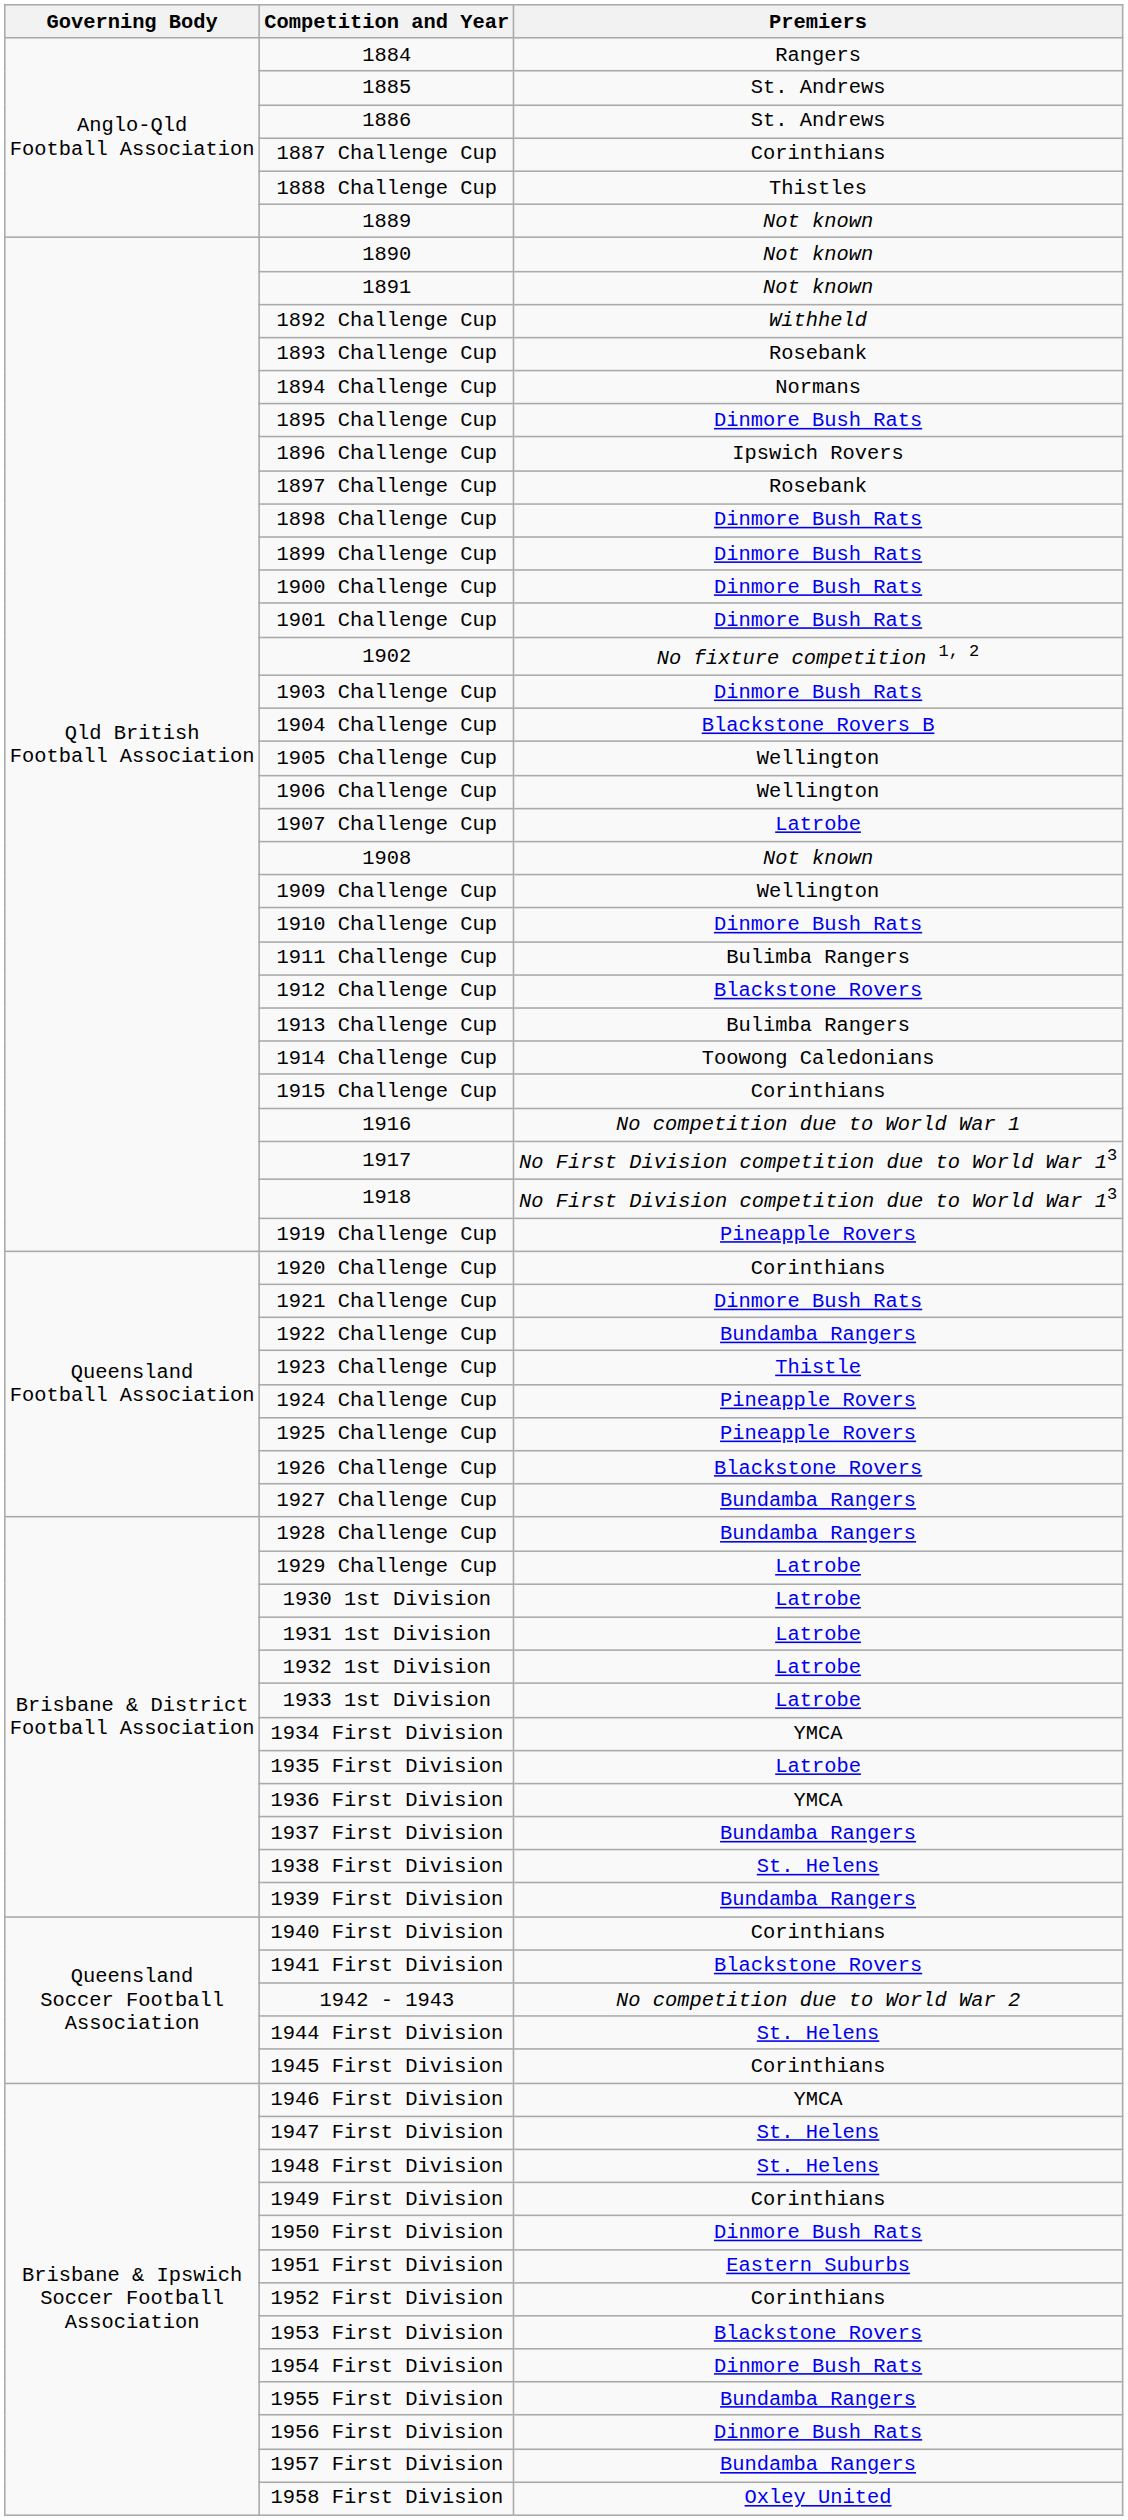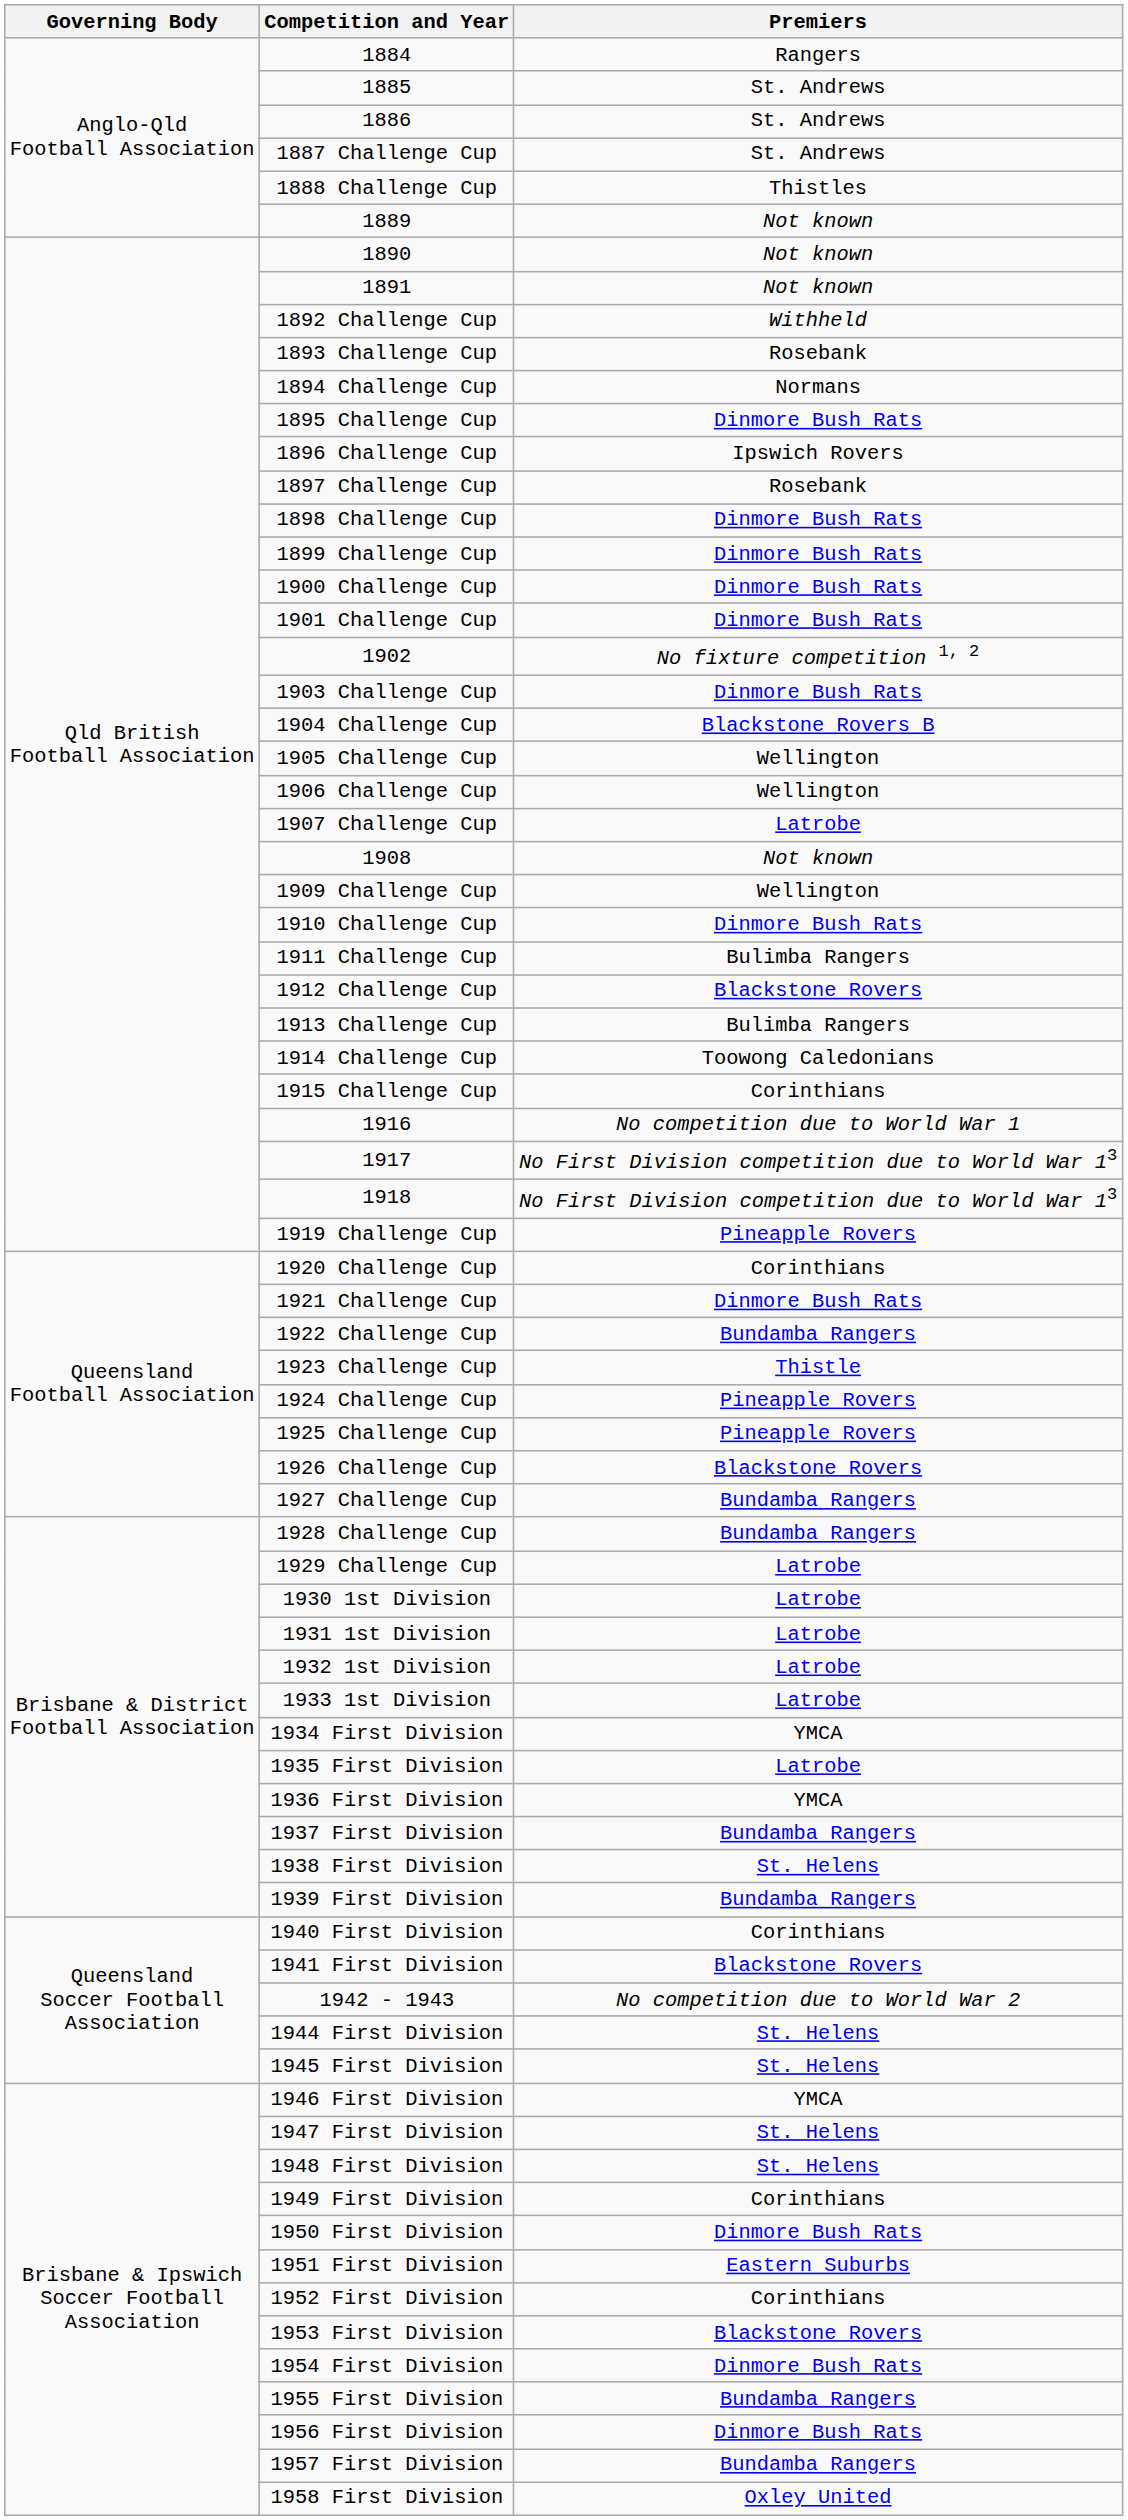(818, 154) Corinthians -> (818, 154) St. Andrews
(818, 2066) Corinthians -> (818, 2066) St. Helens
